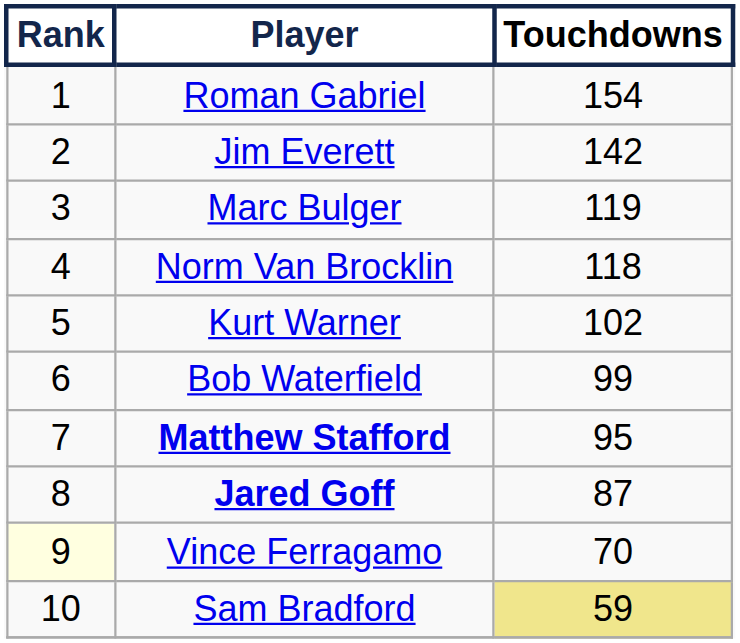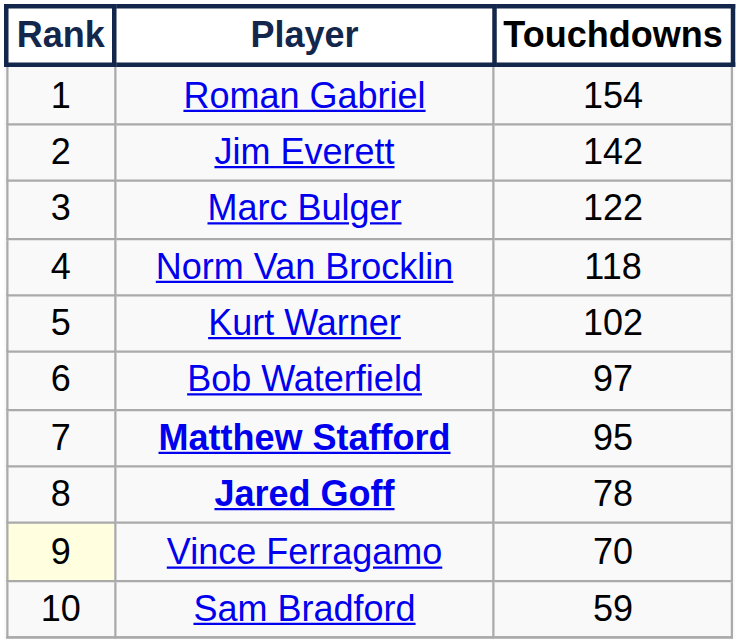(613, 208) 119 -> (613, 208) 122
(613, 380) 99 -> (613, 380) 97
(613, 494) 87 -> (613, 494) 78
(613, 608) khaki background -> (613, 608) no background
